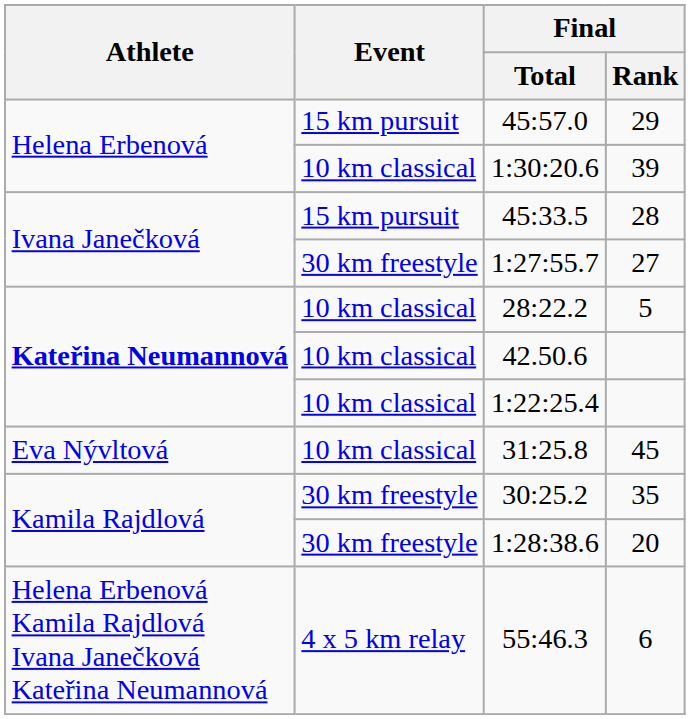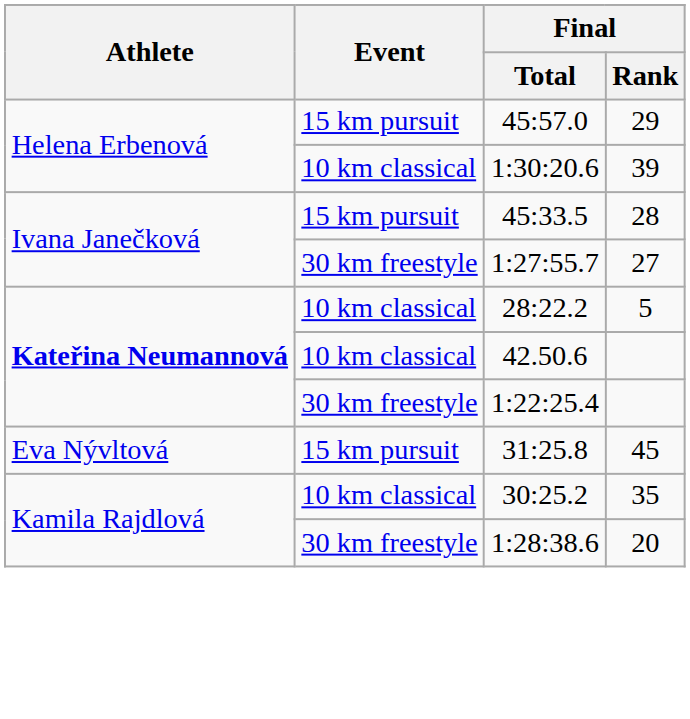(389, 402) 10 km classical -> (390, 402) 30 km freestyle
(389, 449) 10 km classical -> (380, 449) 15 km pursuit
(390, 496) 30 km freestyle -> (389, 496) 10 km classical
- row: (545, 639)
